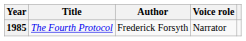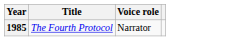- column: (153, 12)
